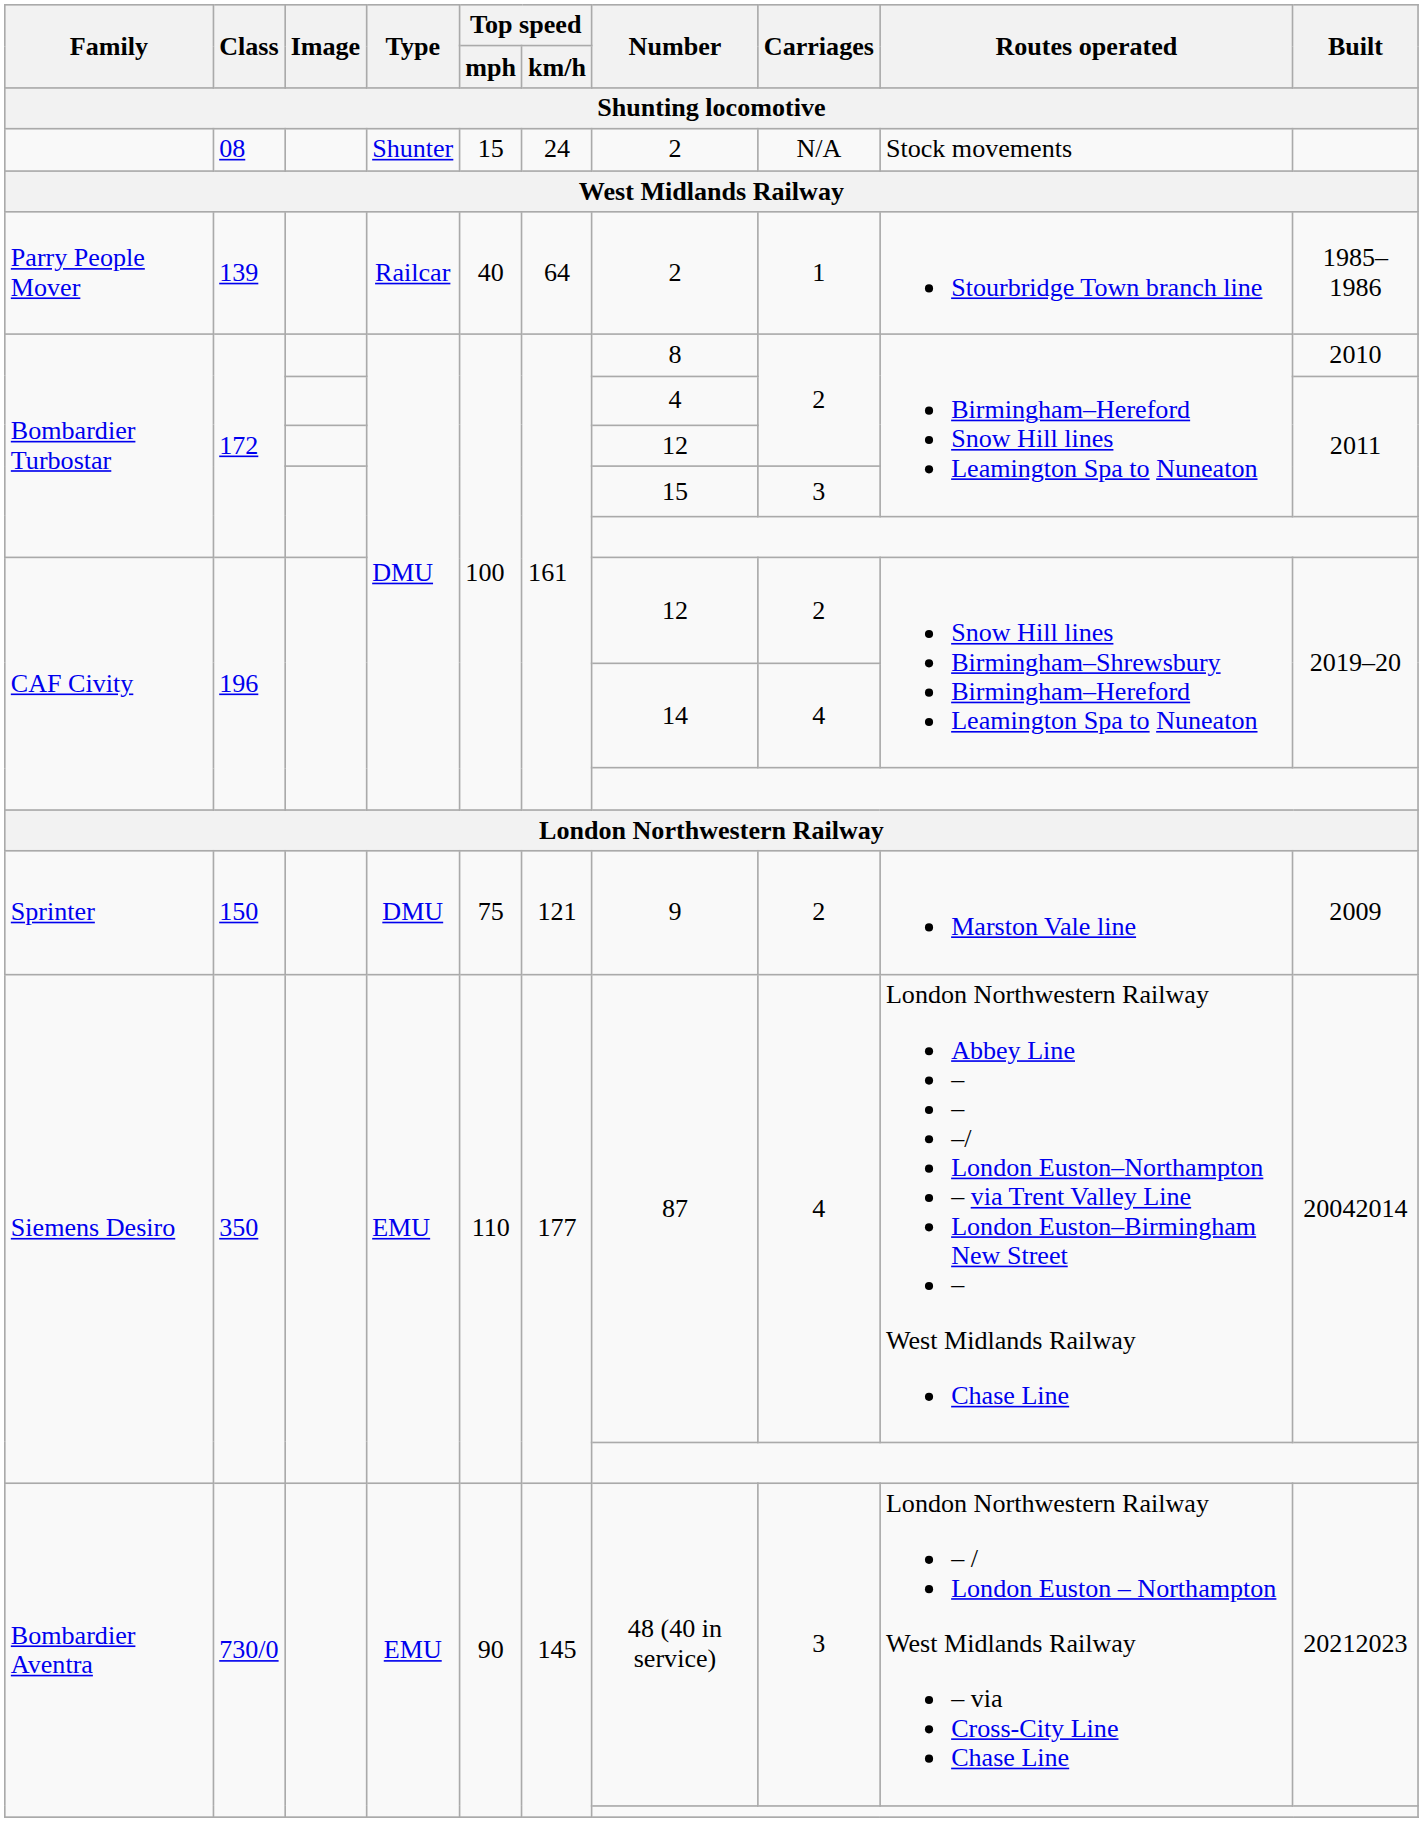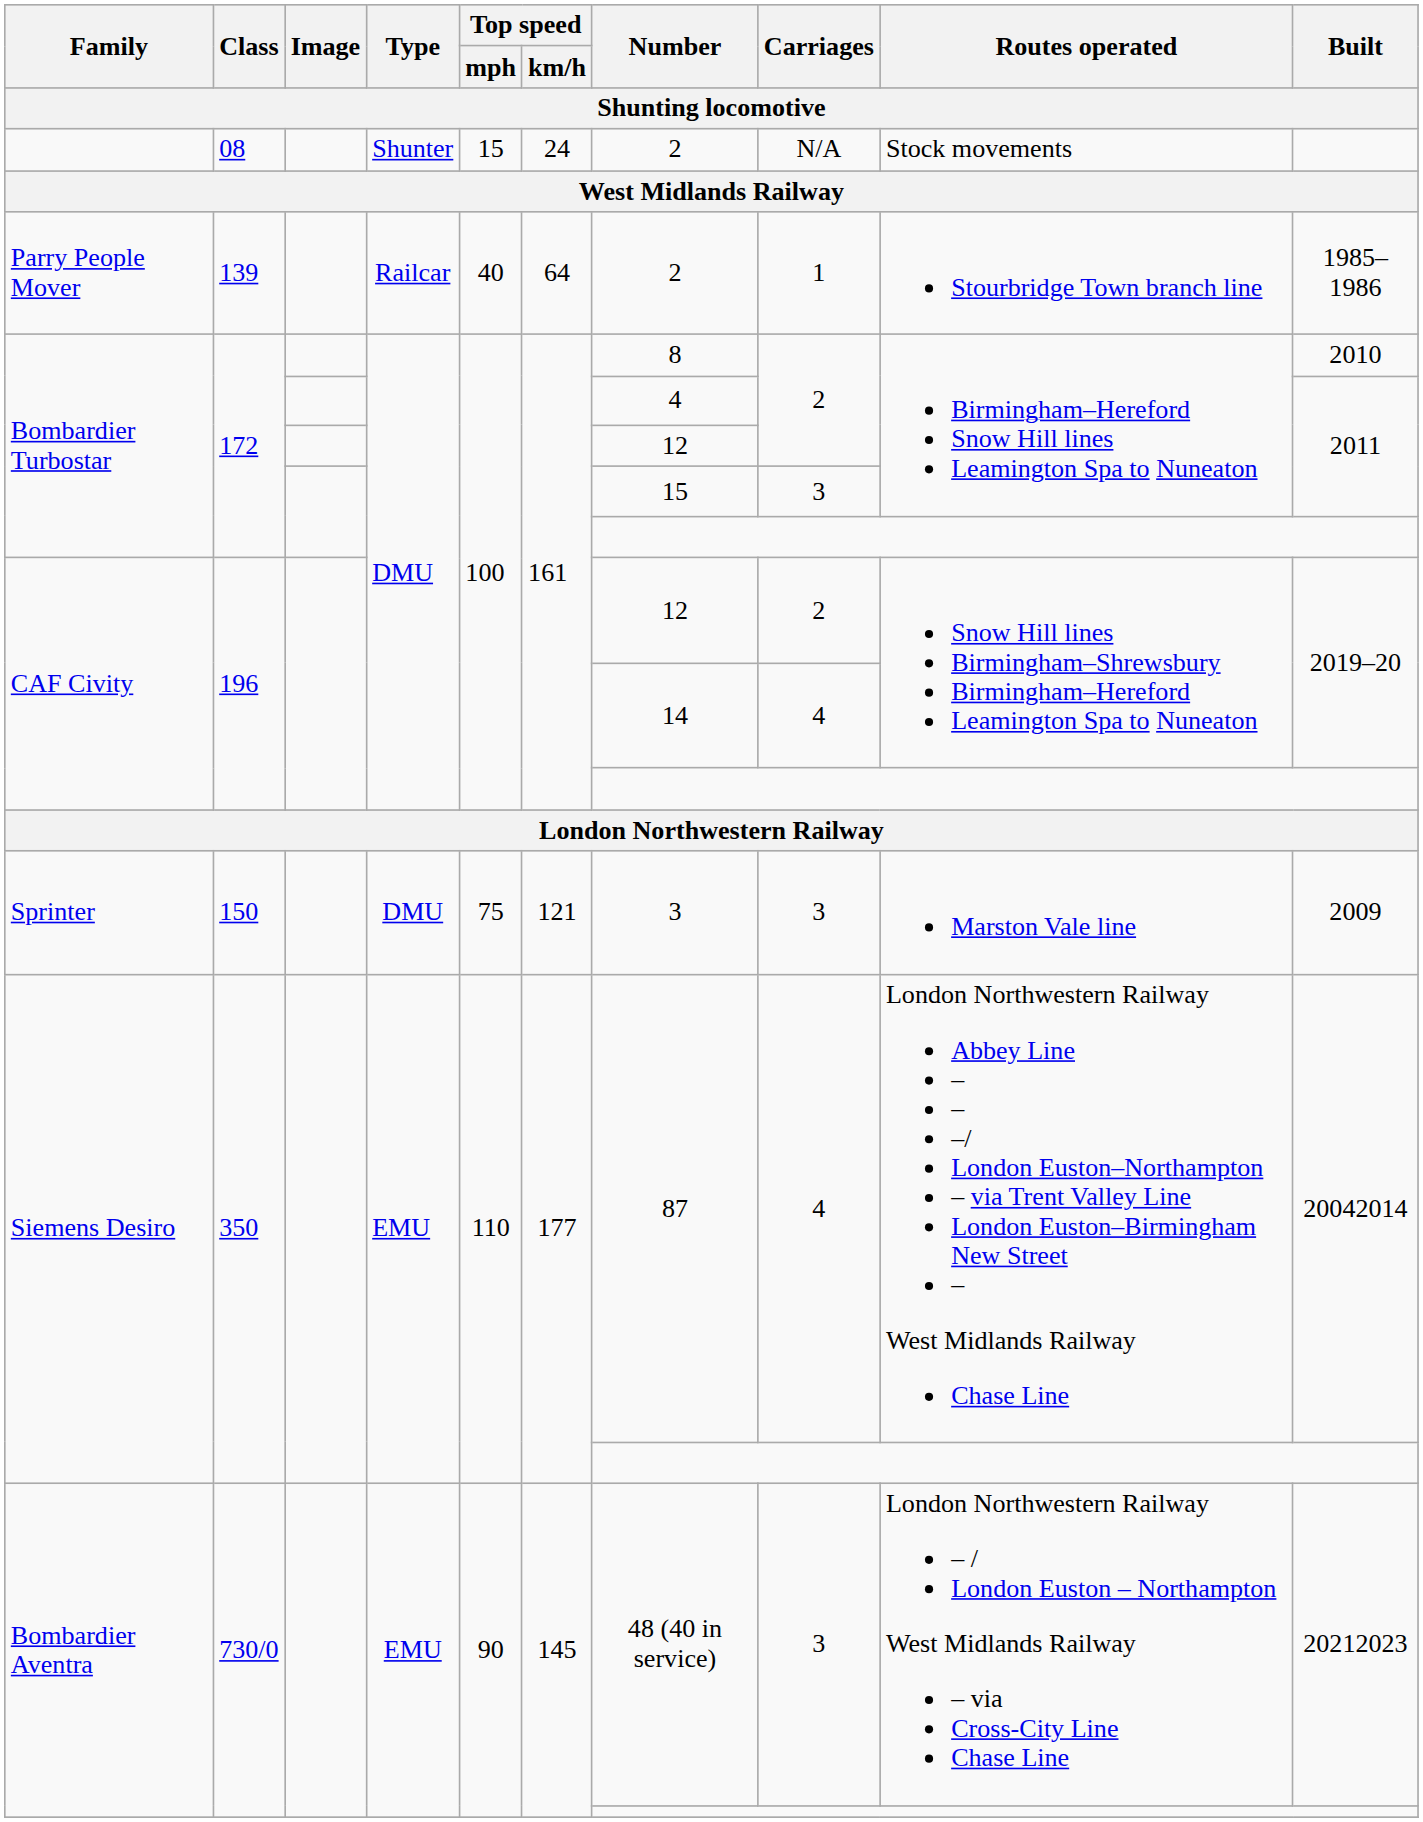(675, 912) 9 -> (675, 912) 3
(819, 912) 2 -> (819, 912) 3
